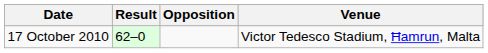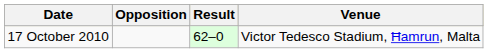columns swapped: (199, 15) <-> (136, 15)
